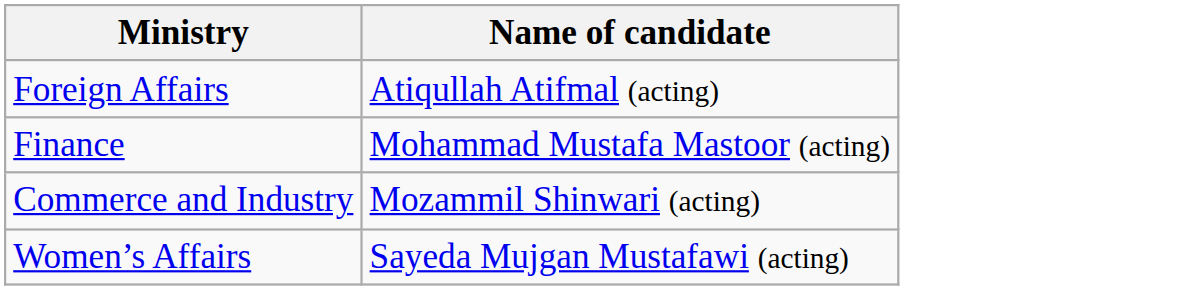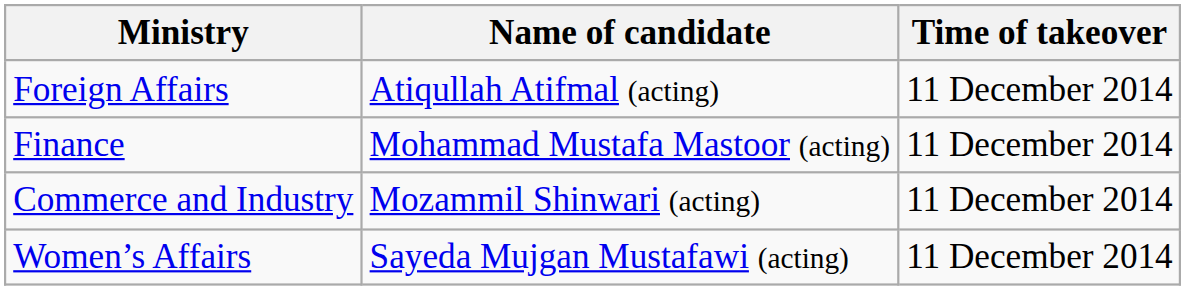+ column: (1039, 32)
